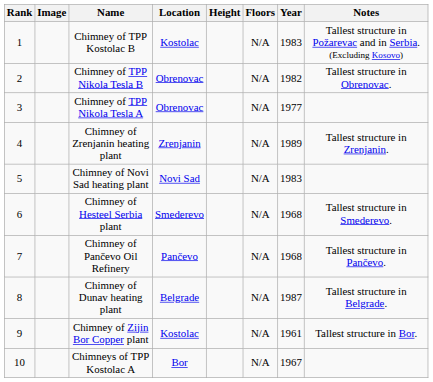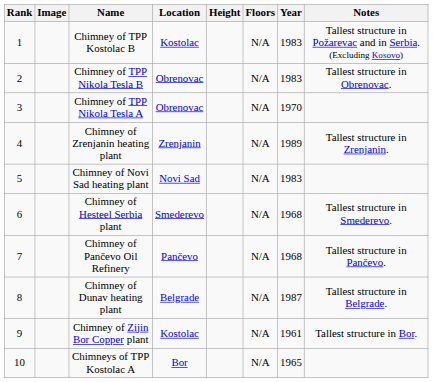(291, 78) 1982 -> (291, 78) 1983
(291, 107) 1977 -> (291, 107) 1970
(291, 363) 1967 -> (291, 363) 1965
